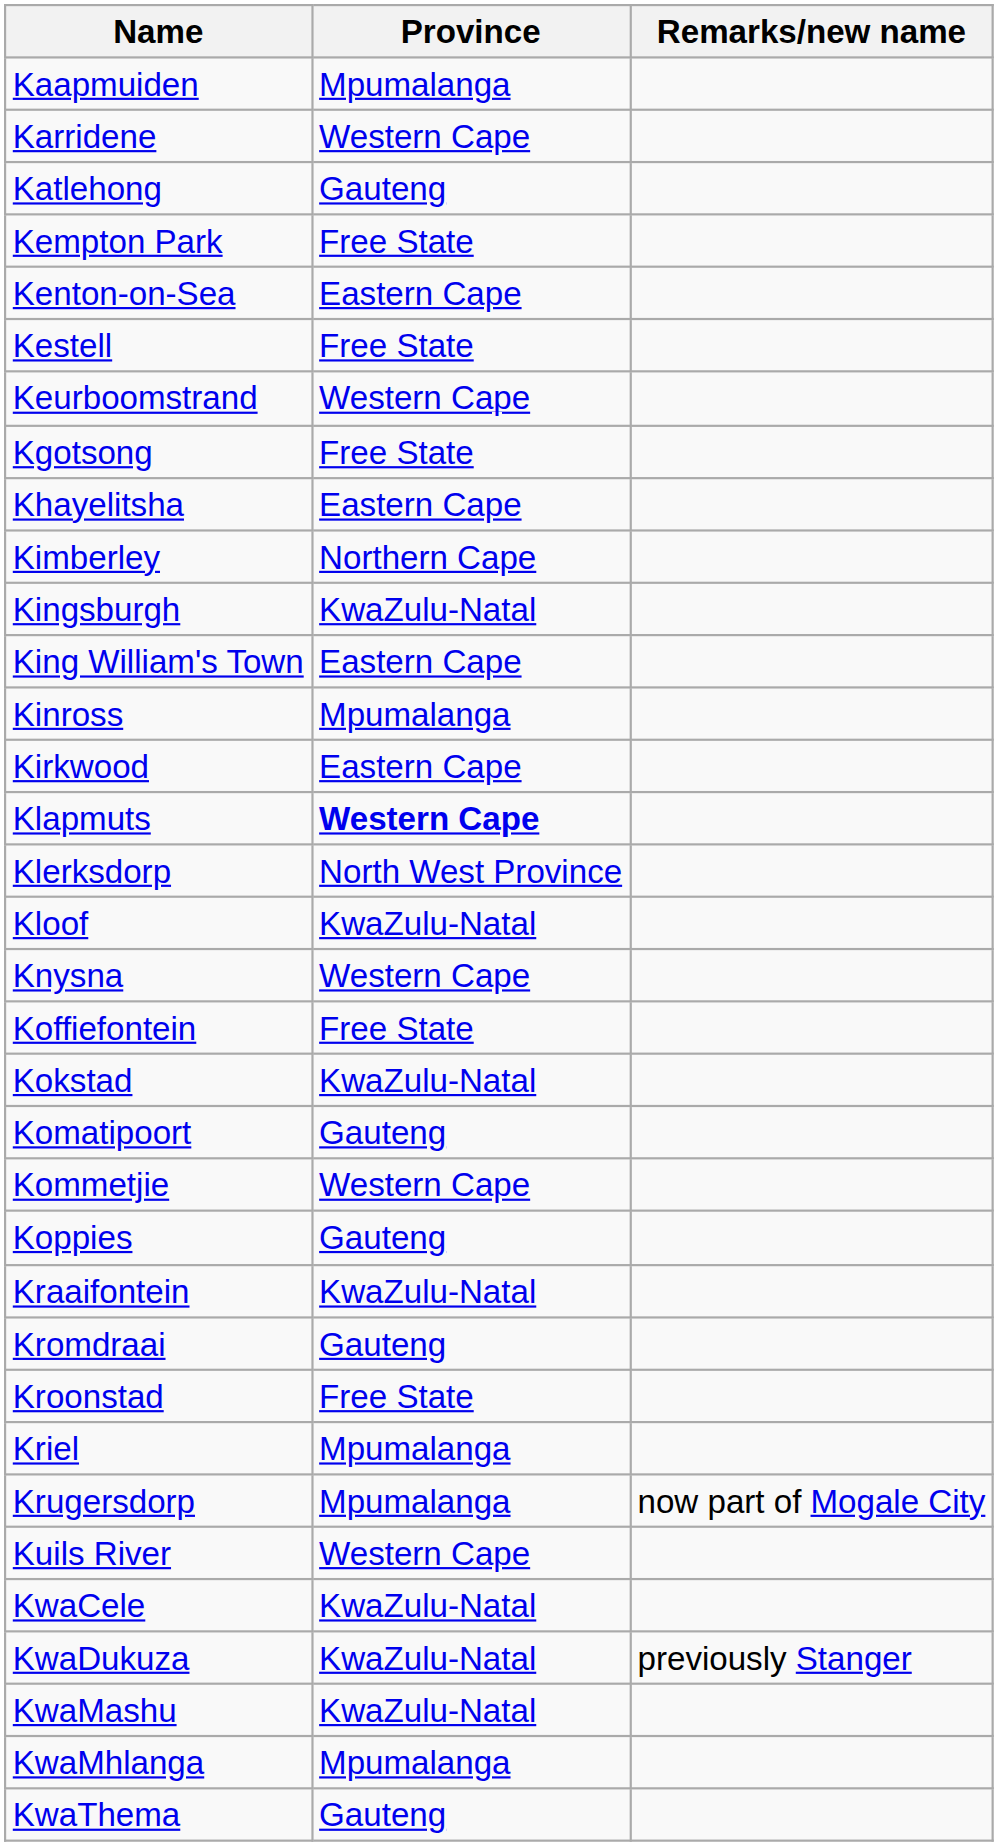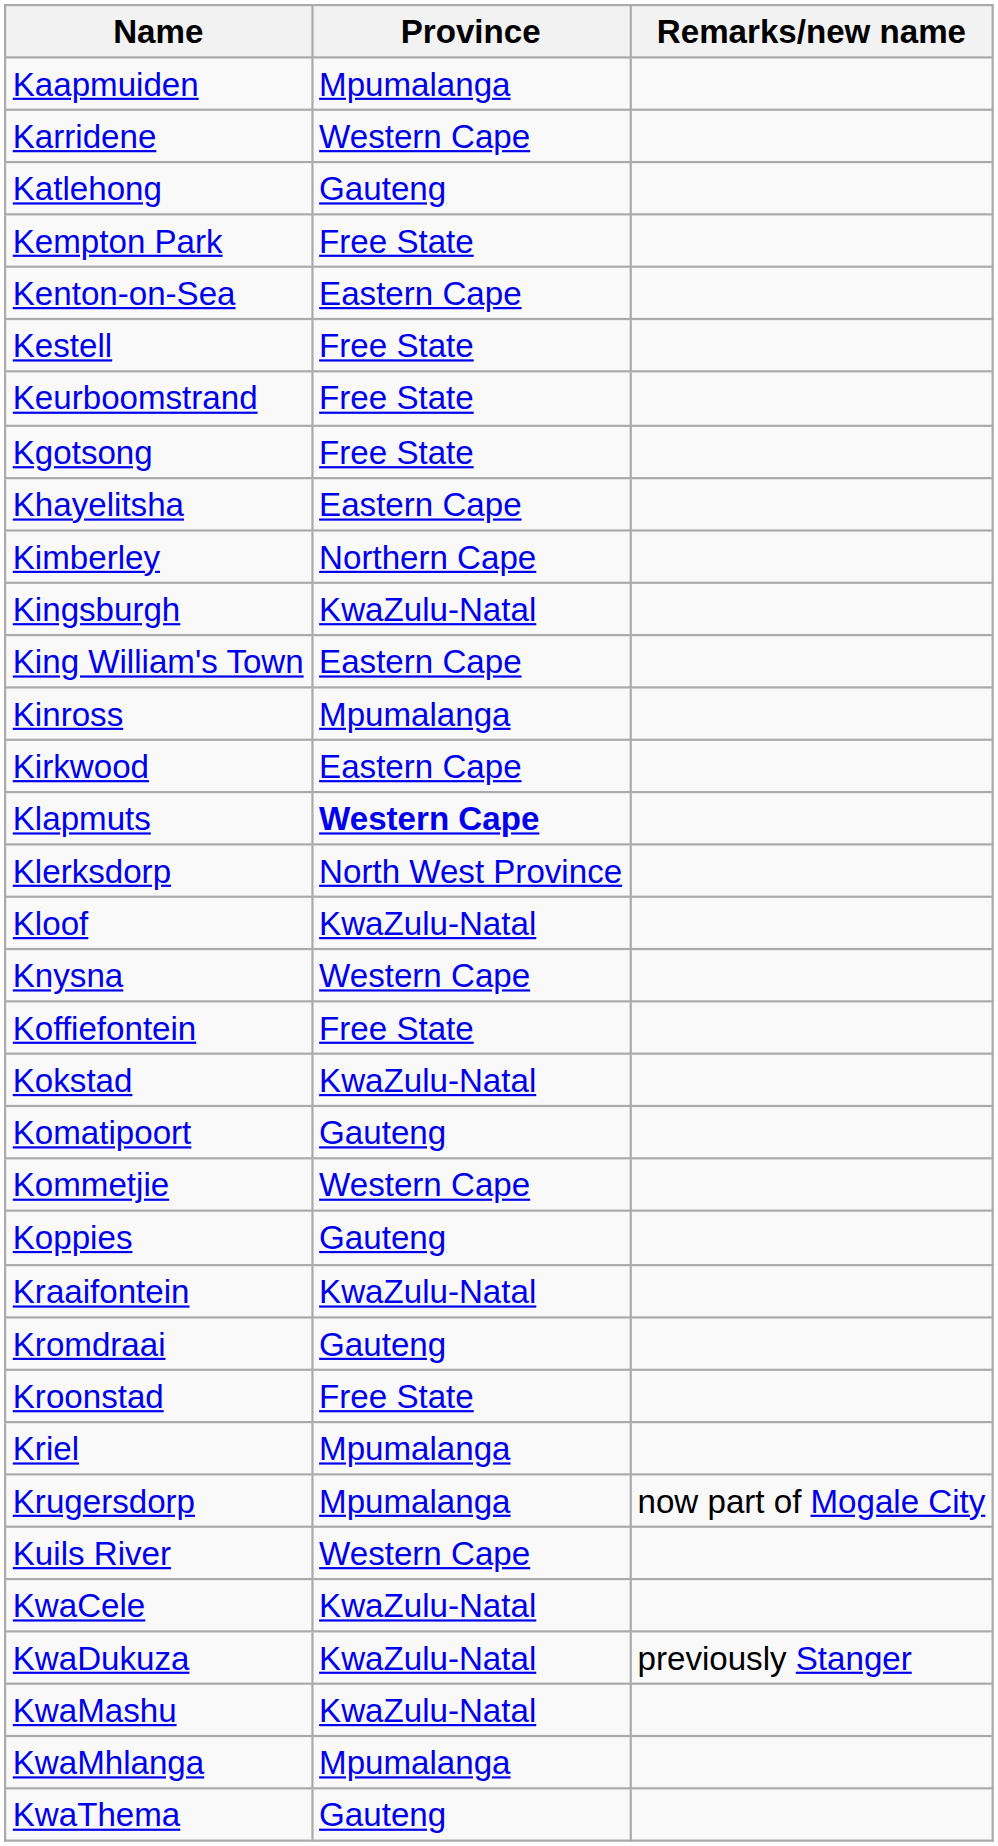(425, 399) Western Cape -> (396, 399) Free State
